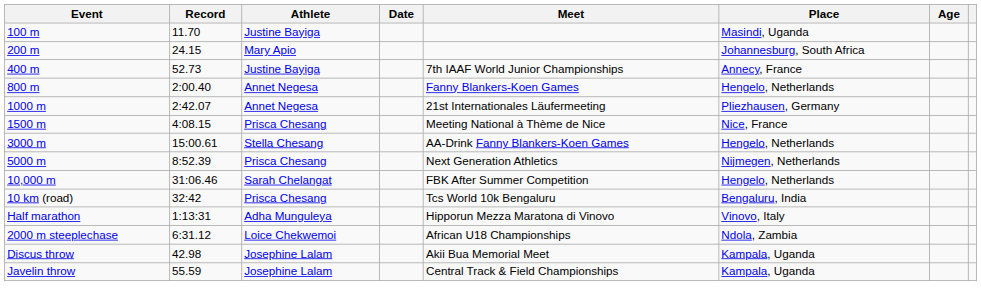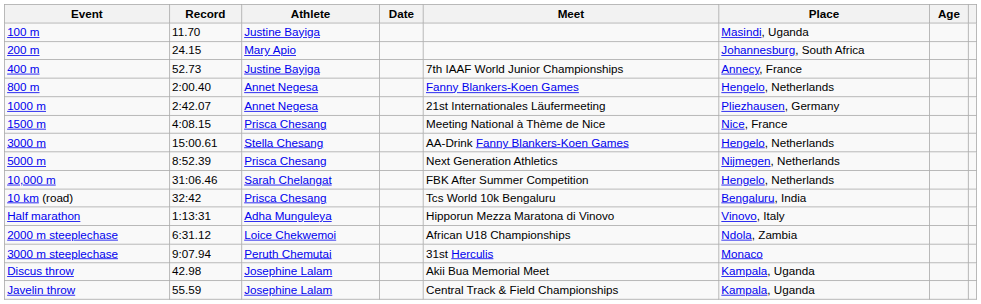+ row: (63, 254)
